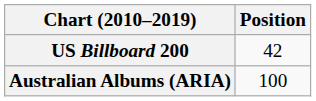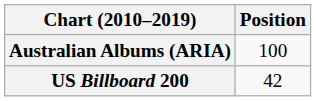rows swapped: (120, 80) <-> (120, 50)
